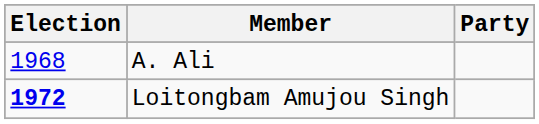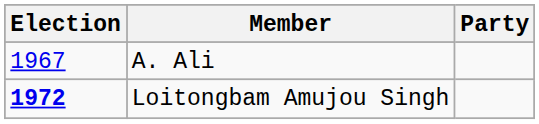(38, 61) 1968 -> (38, 61) 1967
